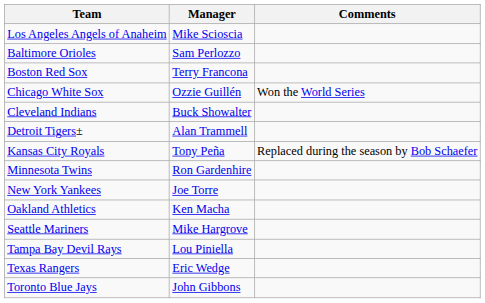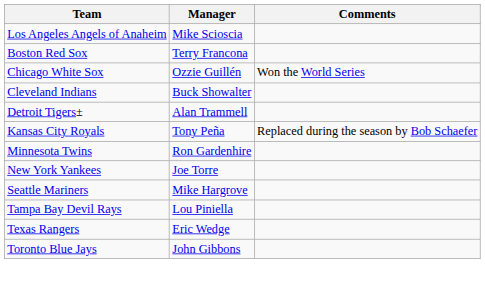- row: (52, 53)
- row: (52, 209)
